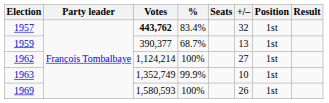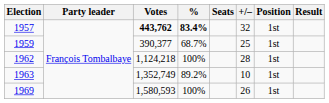(193, 28) normal -> (194, 28) bold
(244, 43) 13 -> (245, 43) 25
(156, 59) 1,124,214 -> (156, 59) 1,124,218
(244, 59) 27 -> (245, 59) 28
(193, 75) 99.9% -> (194, 75) 89.2%
